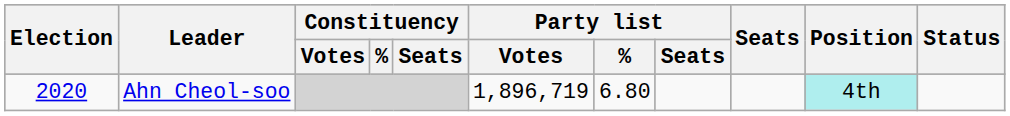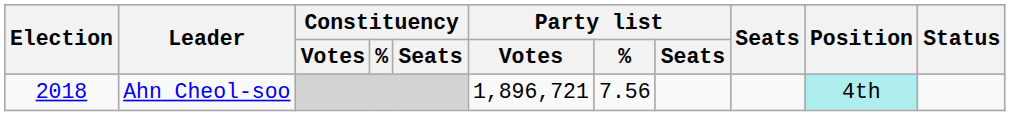(61, 92) 2020 -> (61, 92) 2018
(531, 92) 1,896,719 -> (531, 92) 1,896,721
(625, 92) 6.80 -> (625, 92) 7.56
